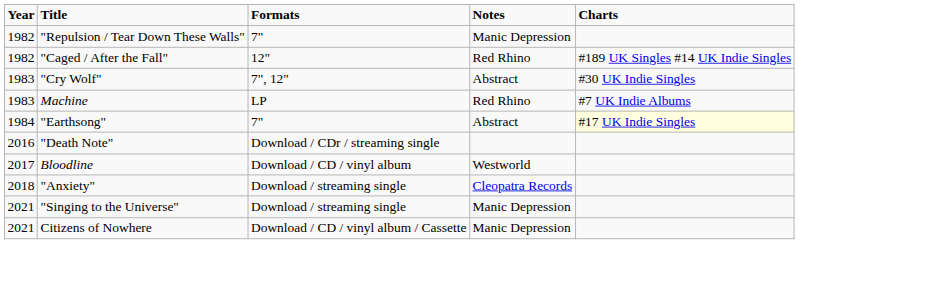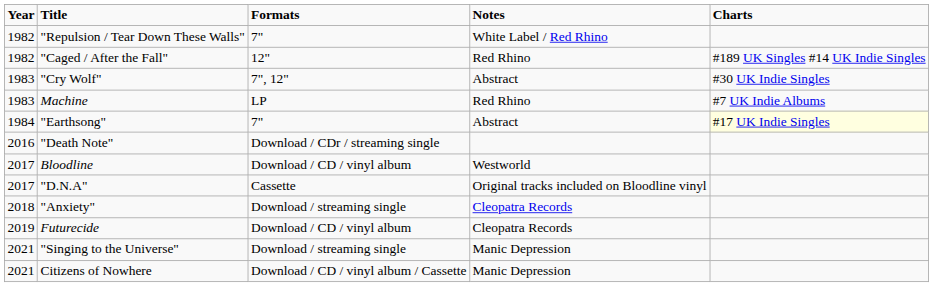(522, 36) Manic Depression -> (540, 36) White Label / Red Rhino
+ row: (64, 185)
+ row: (70, 228)
